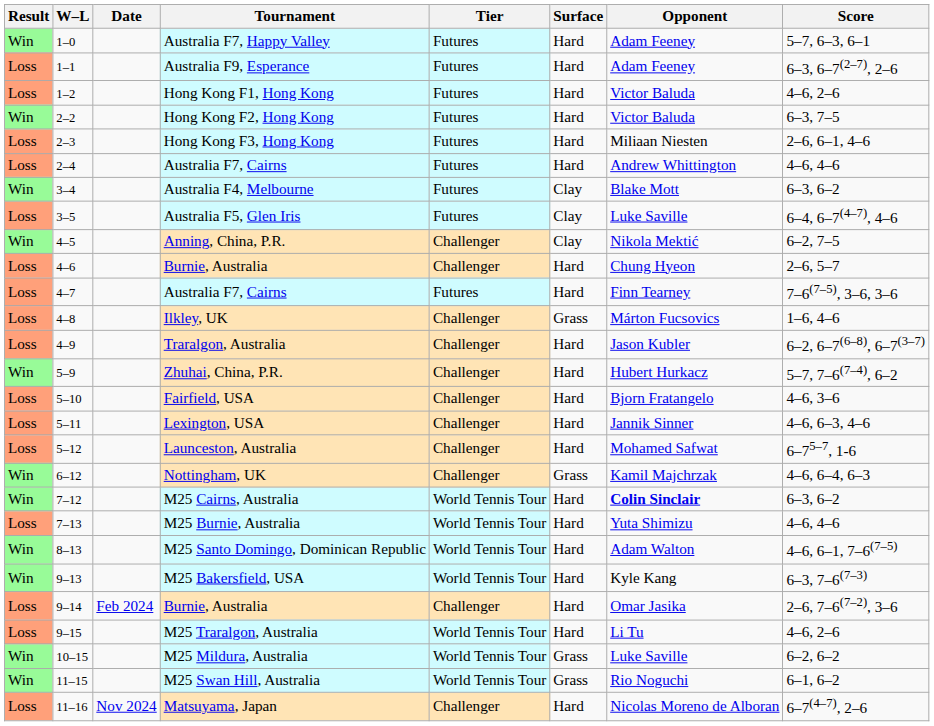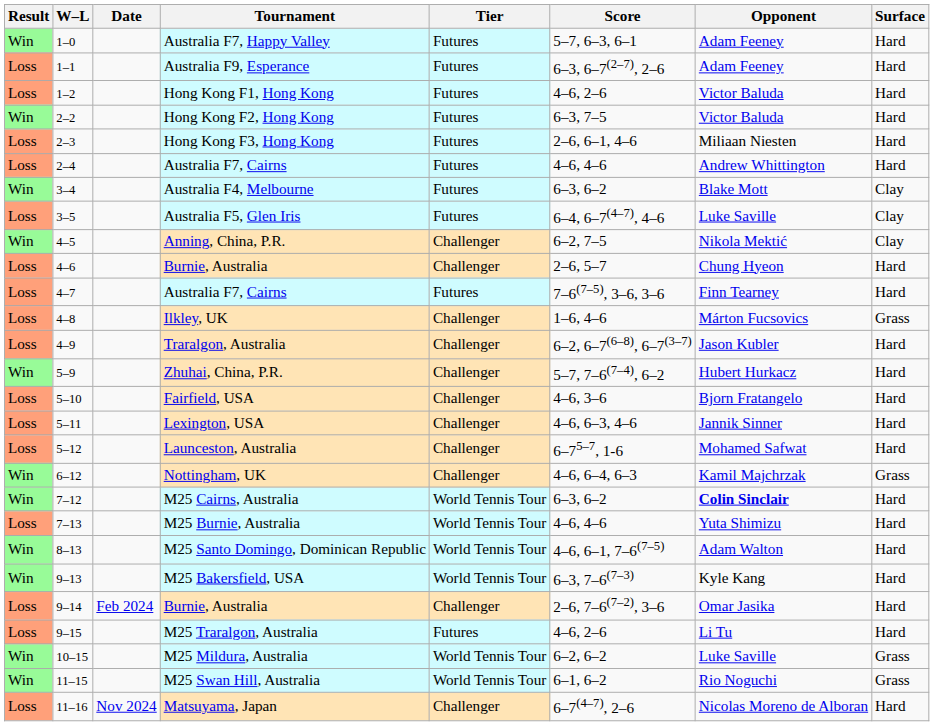columns swapped: (578, 16) <-> (856, 16)
(490, 632) World Tennis Tour -> (456, 632) Futures
